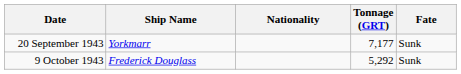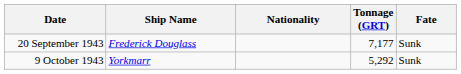(130, 43) Yorkmarr -> (152, 43) Frederick Douglass
(152, 60) Frederick Douglass -> (130, 60) Yorkmarr
